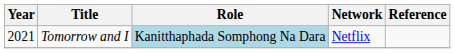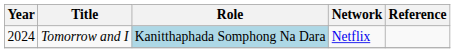(21, 36) 2021 -> (21, 36) 2024
